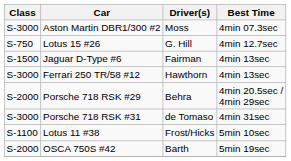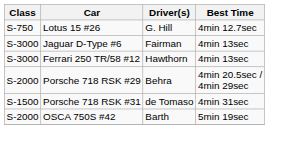- row: (102, 28)
(23, 59) S-1500 -> (23, 44) S-3000
(23, 117) S-3000 -> (23, 102) S-1500
- row: (71, 133)
